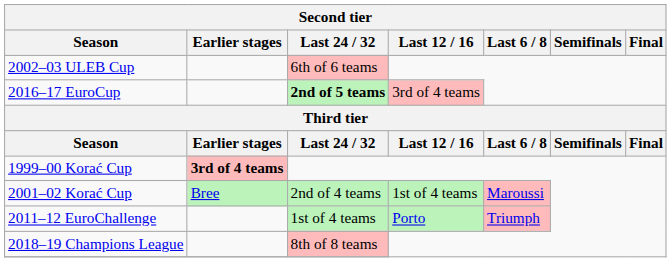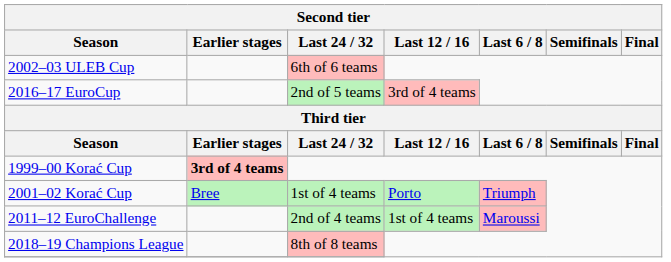(338, 93) bold -> (336, 93) normal
(336, 193) 2nd of 4 teams -> (333, 193) 1st of 4 teams
(435, 193) 1st of 4 teams -> (405, 193) Porto
(515, 193) Maroussi -> (509, 193) Triumph
(333, 218) 1st of 4 teams -> (336, 218) 2nd of 4 teams
(409, 218) Porto -> (431, 218) 1st of 4 teams
(514, 218) Triumph -> (511, 218) Maroussi
